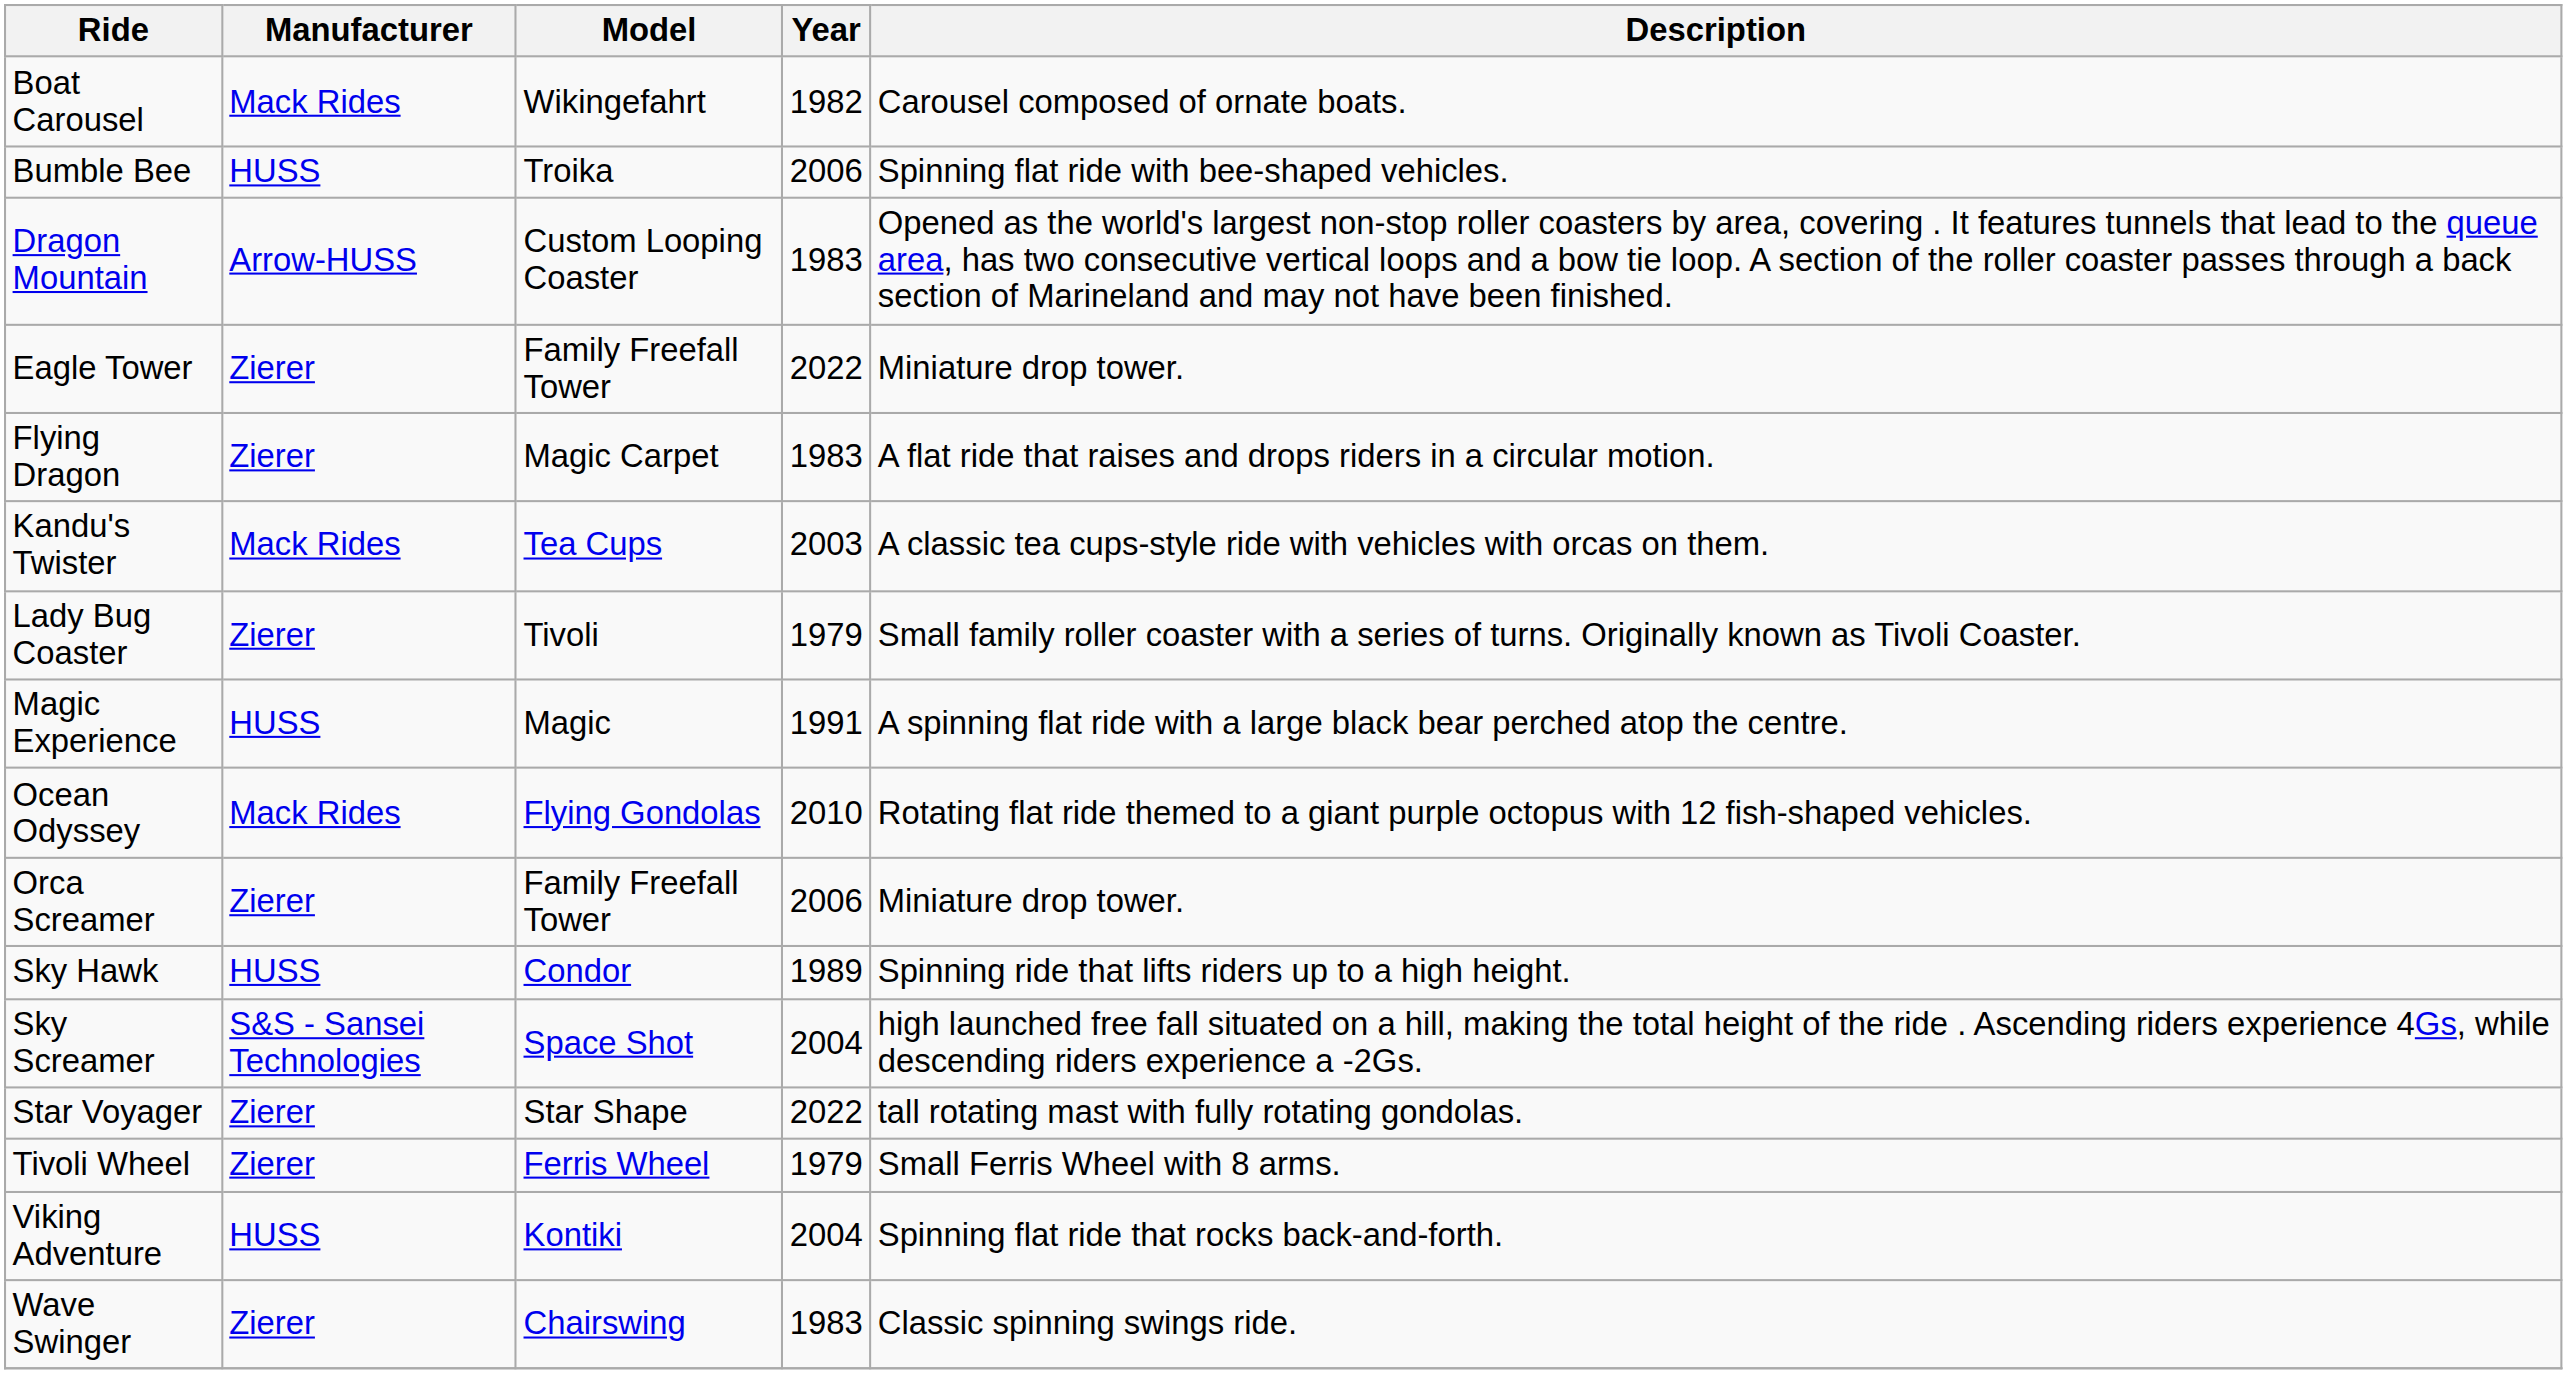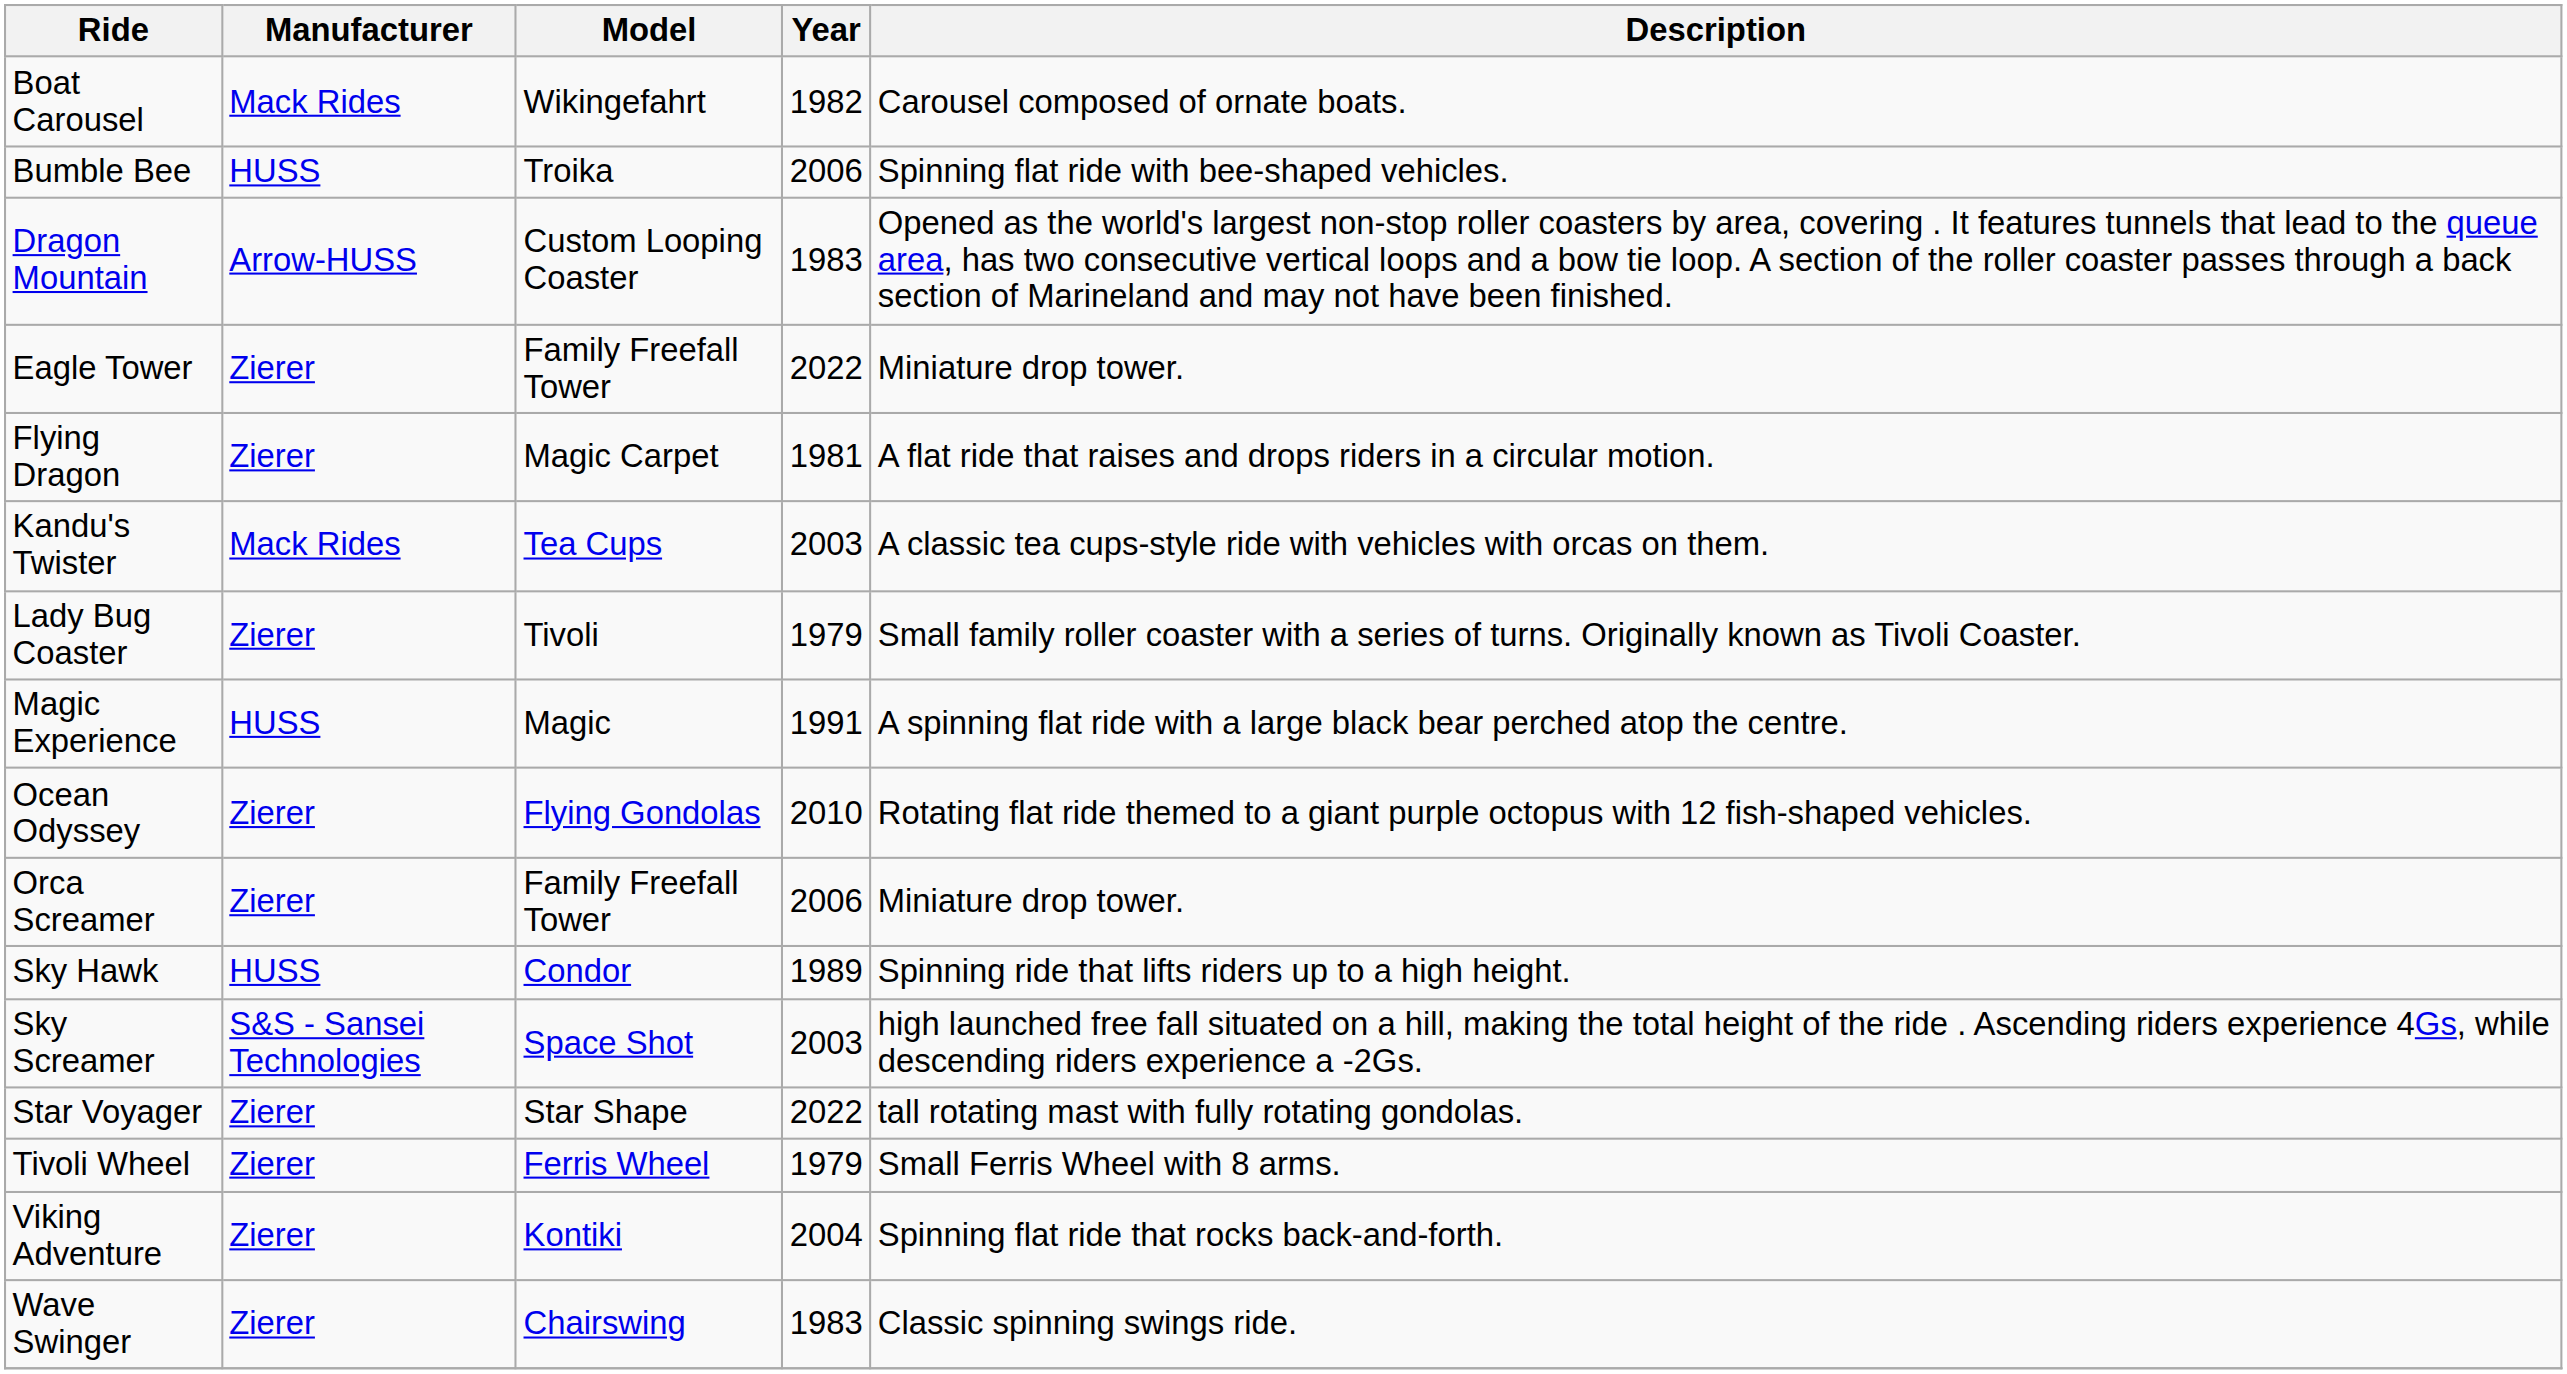(826, 456) 1983 -> (826, 456) 1981
(315, 812) Mack Rides -> (272, 812) Zierer
(826, 1042) 2004 -> (826, 1042) 2003
(275, 1235) HUSS -> (272, 1235) Zierer
